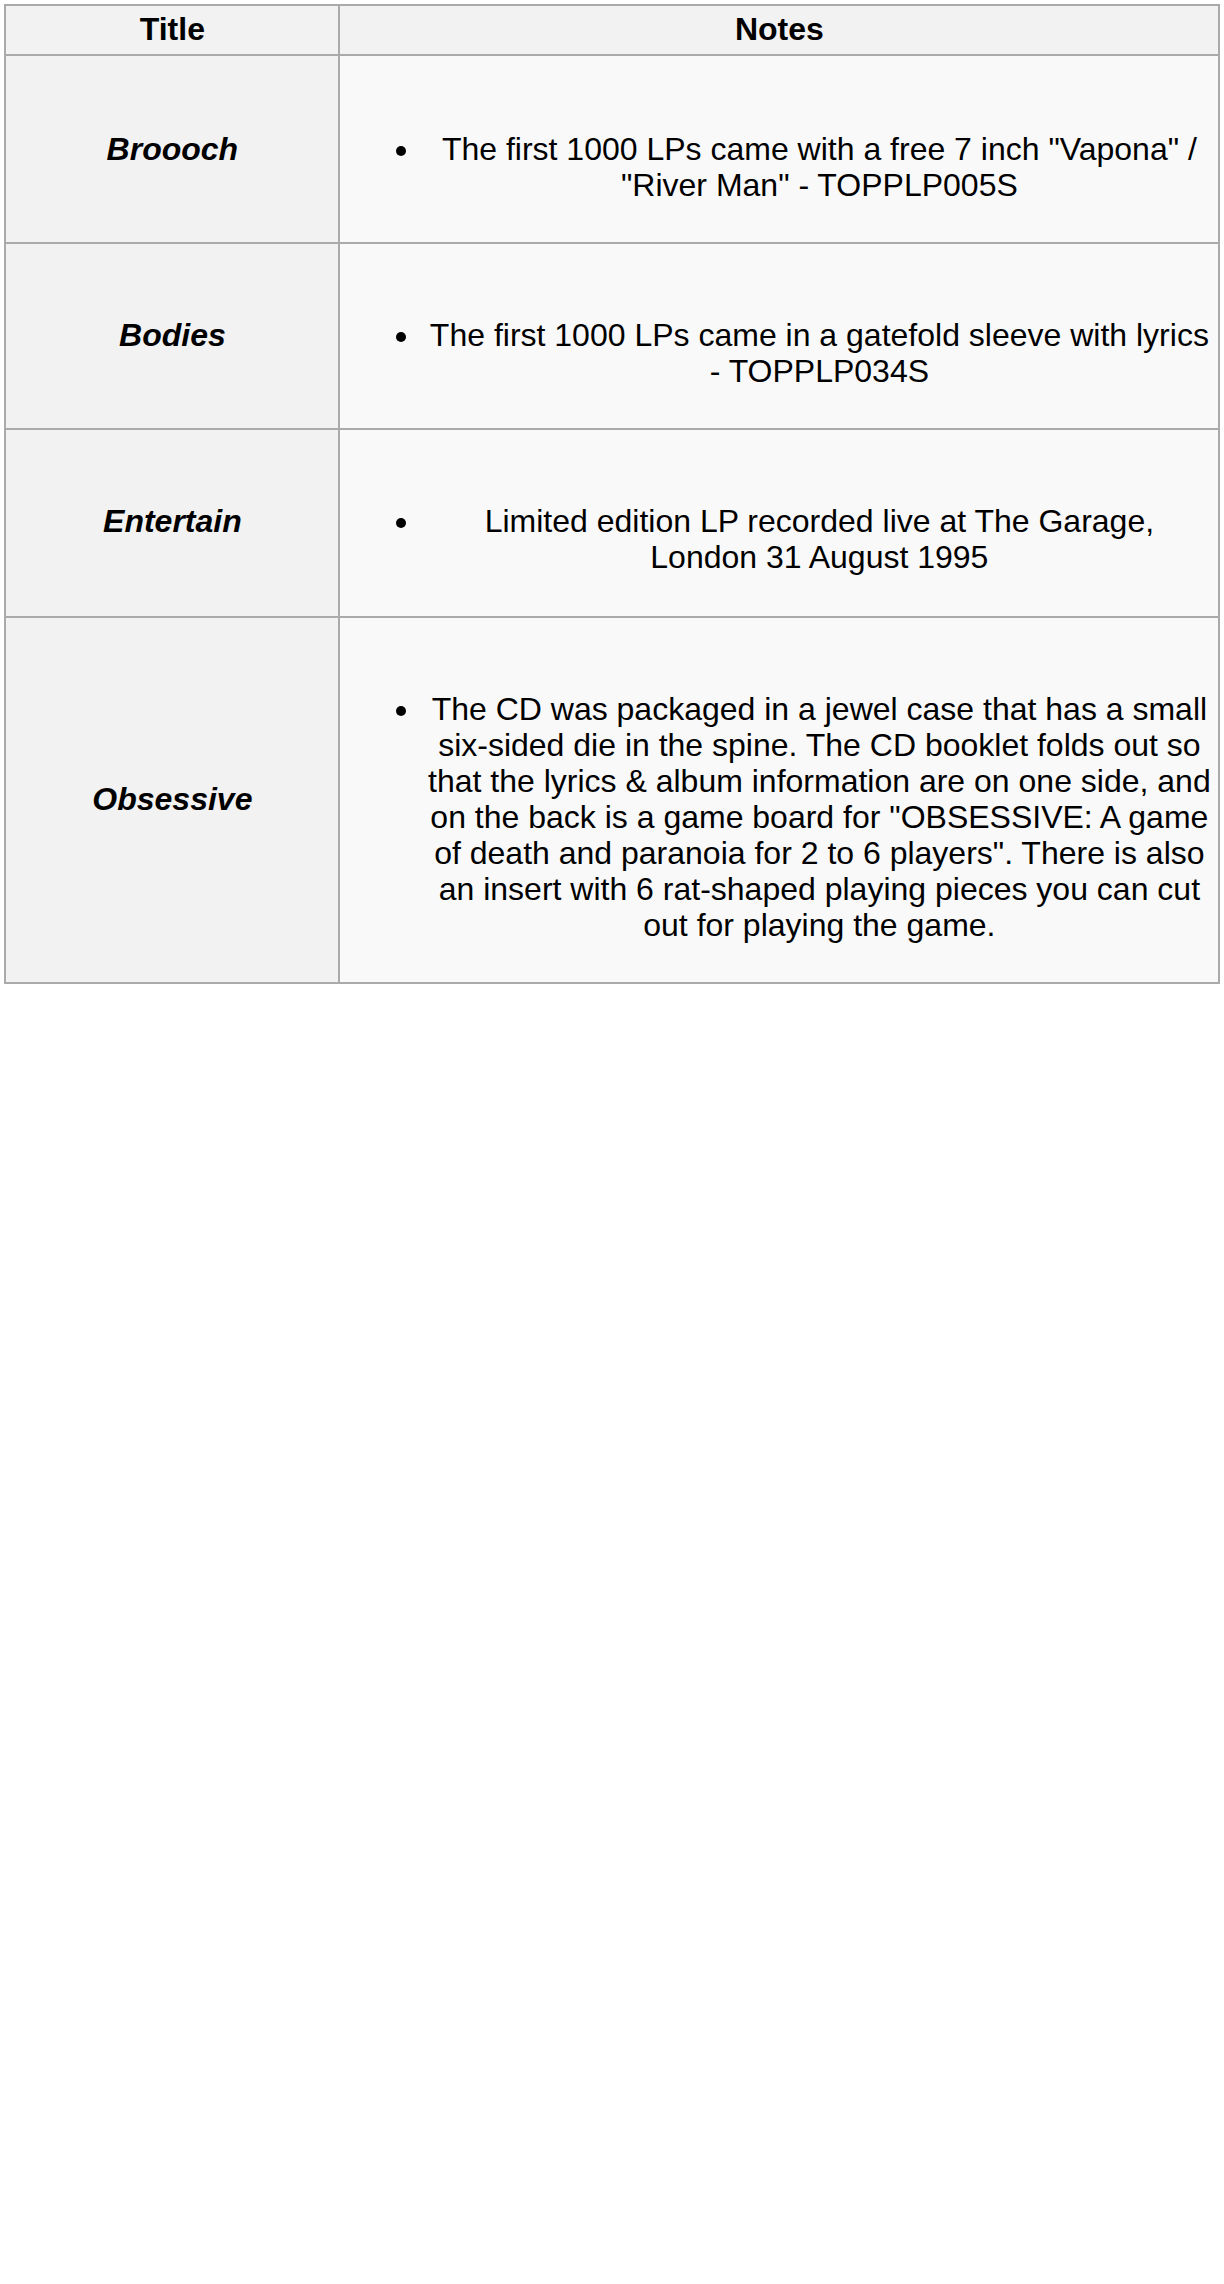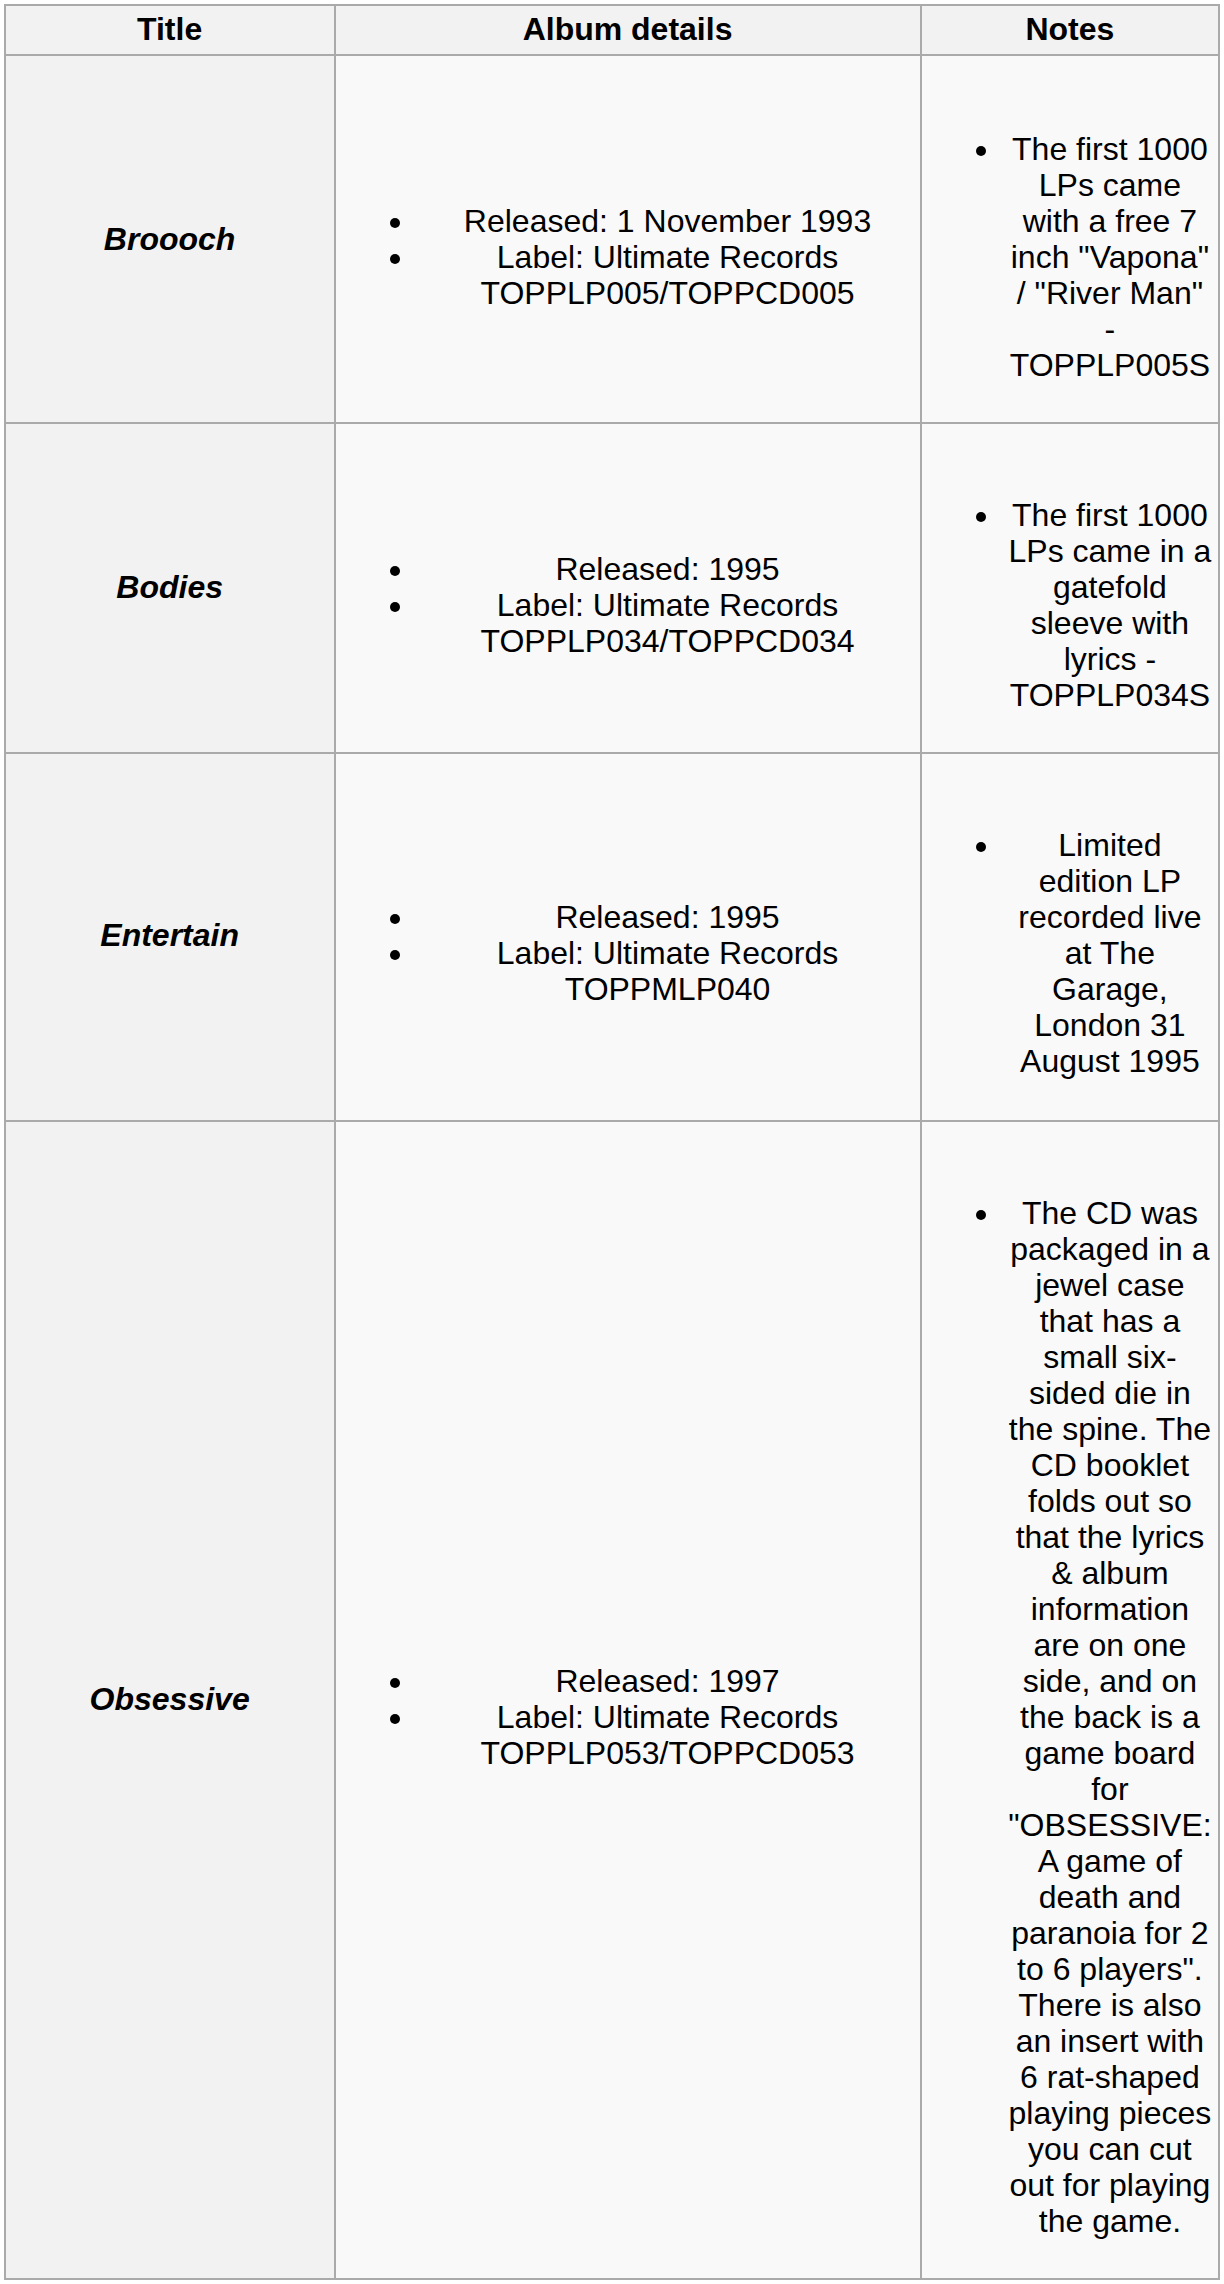+ column: (628, 29)
